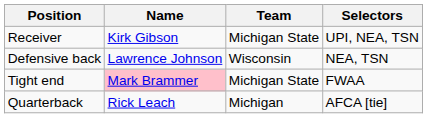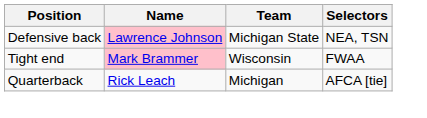- row: (35, 37)
(165, 59) no background -> (165, 37) pink background
(260, 59) Wisconsin -> (274, 37) Michigan State
(274, 81) Michigan State -> (260, 59) Wisconsin
